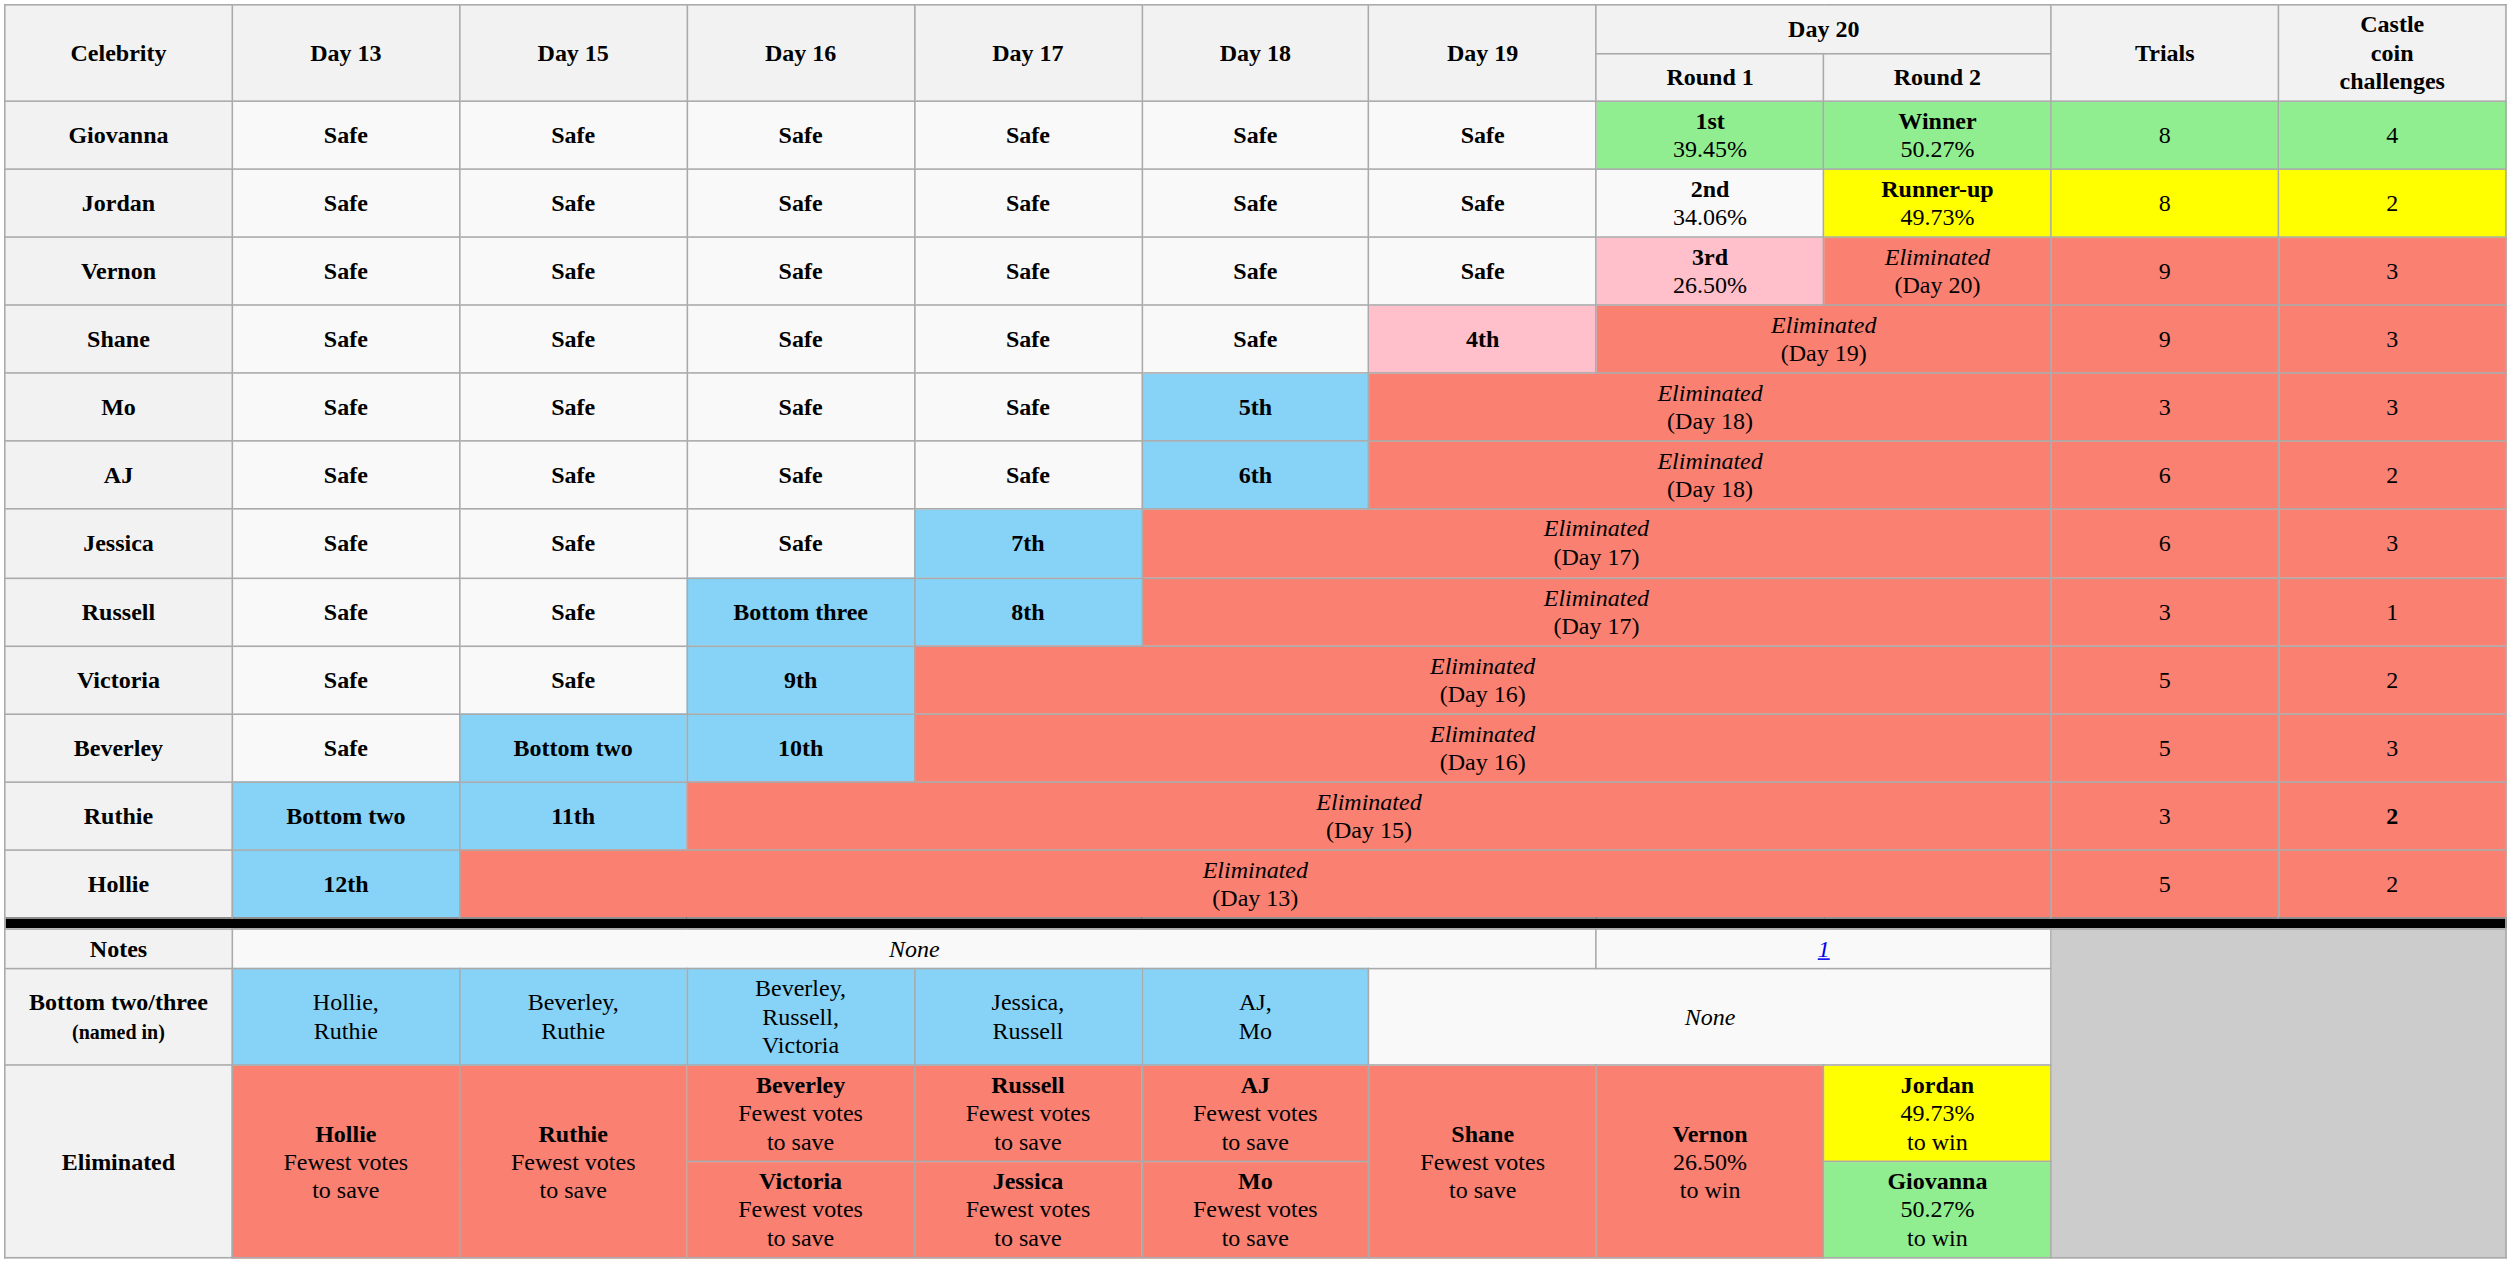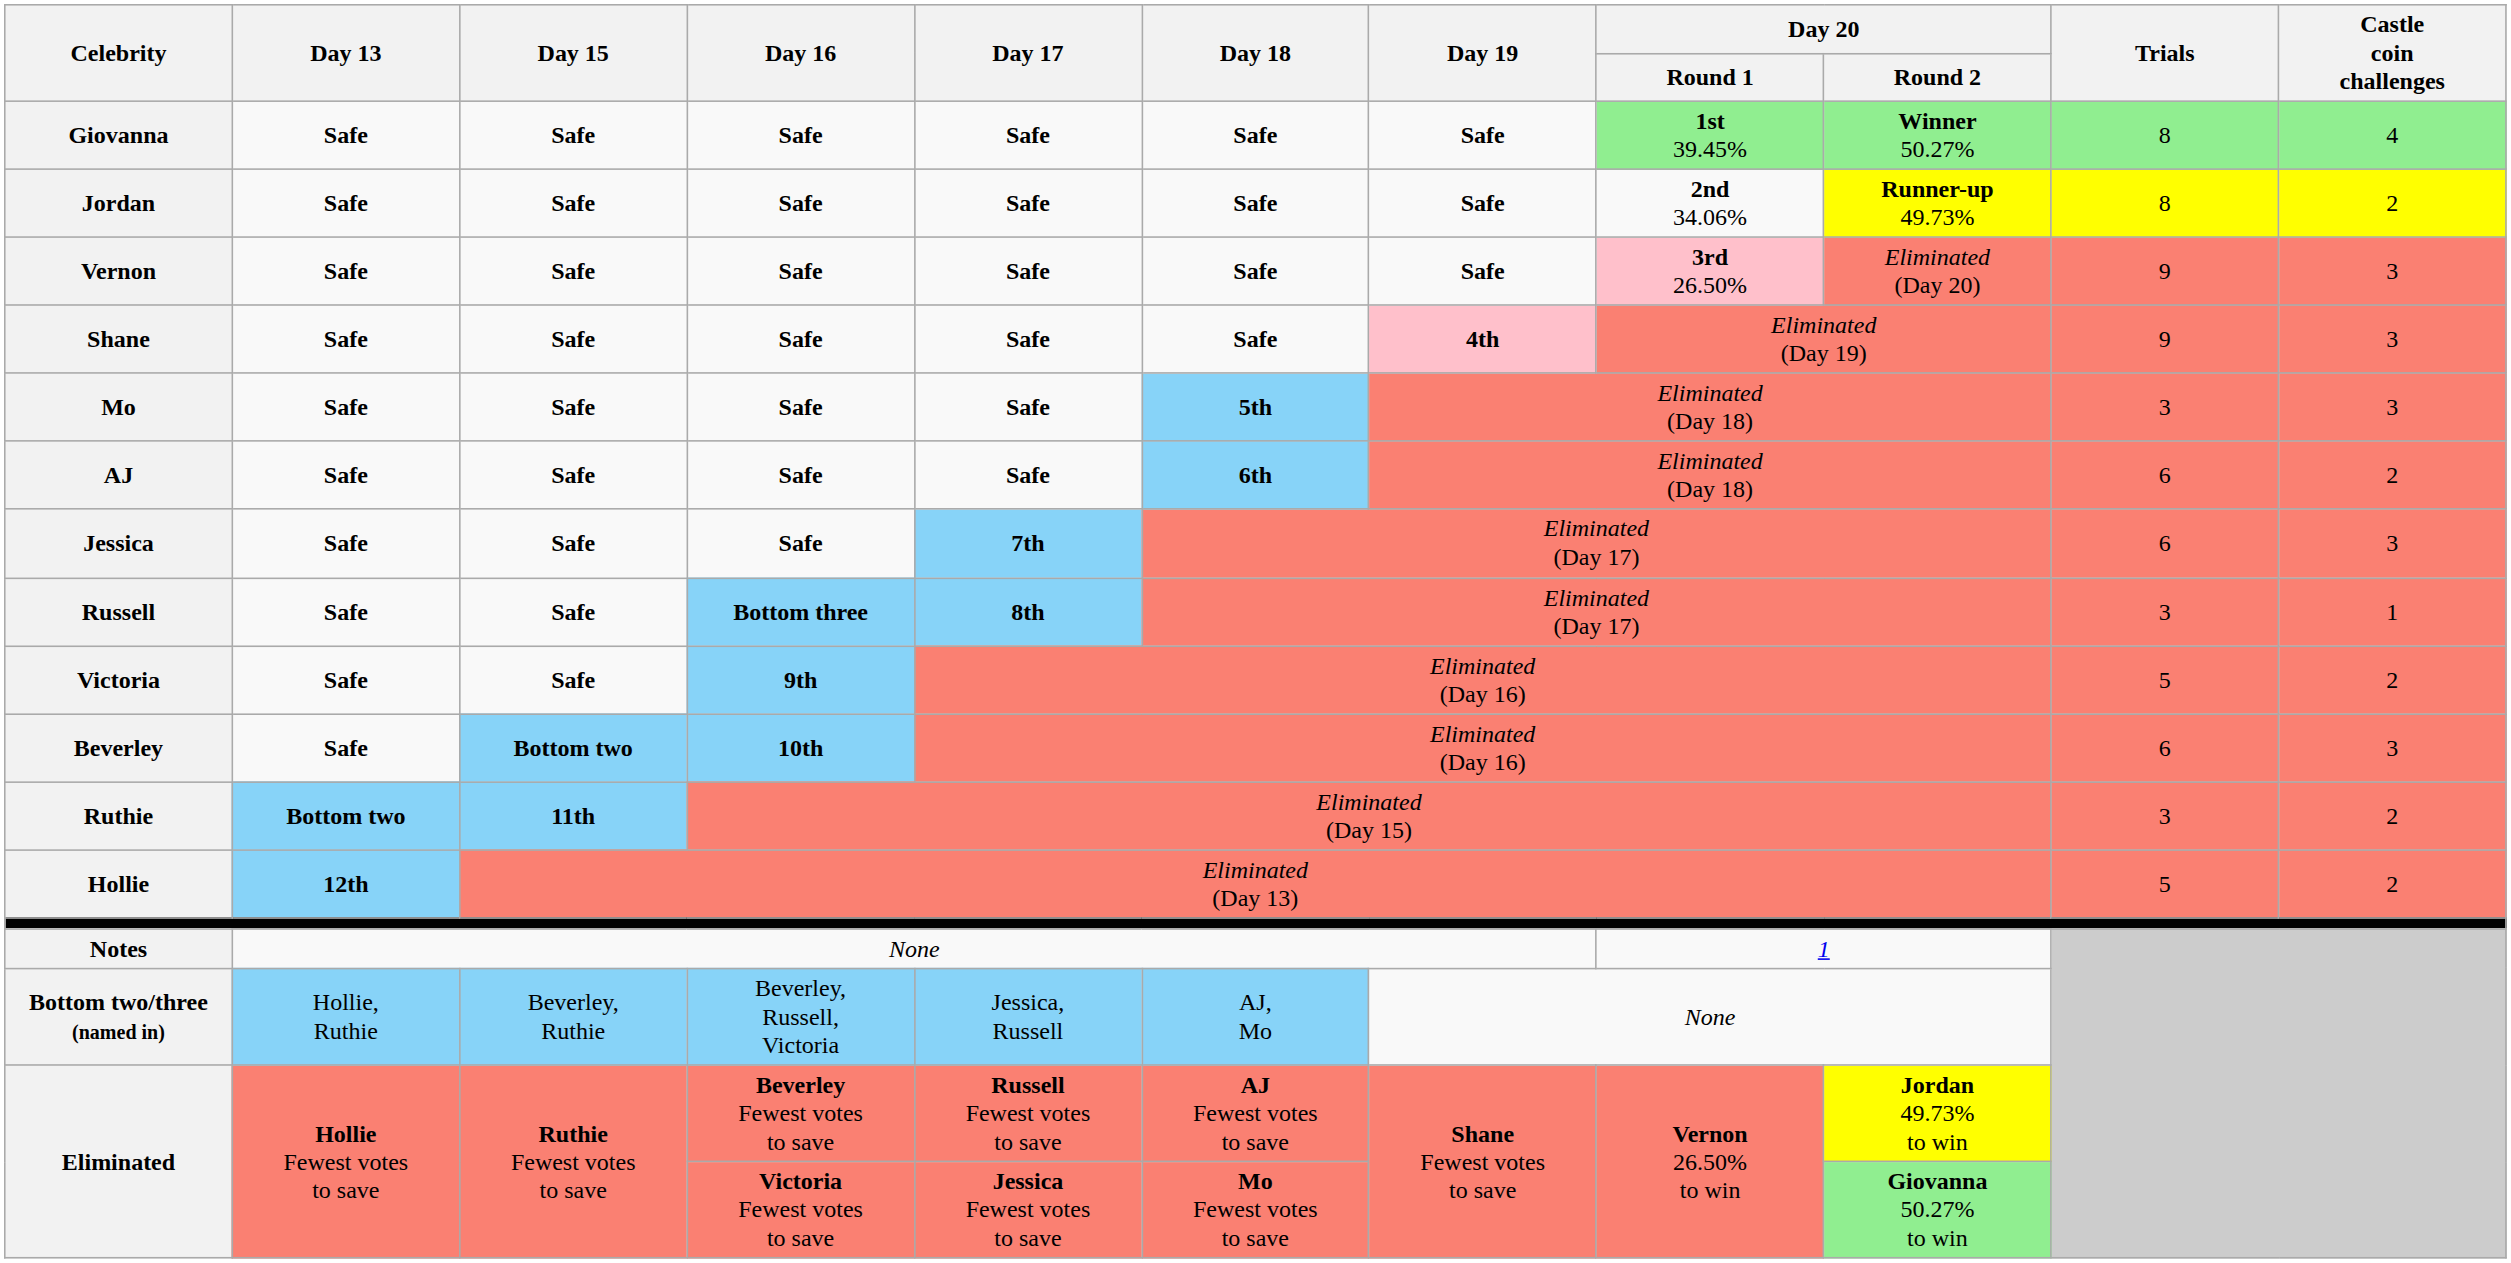(2165, 747) 5 -> (2165, 747) 6
(2392, 815) bold -> (2392, 815) normal
